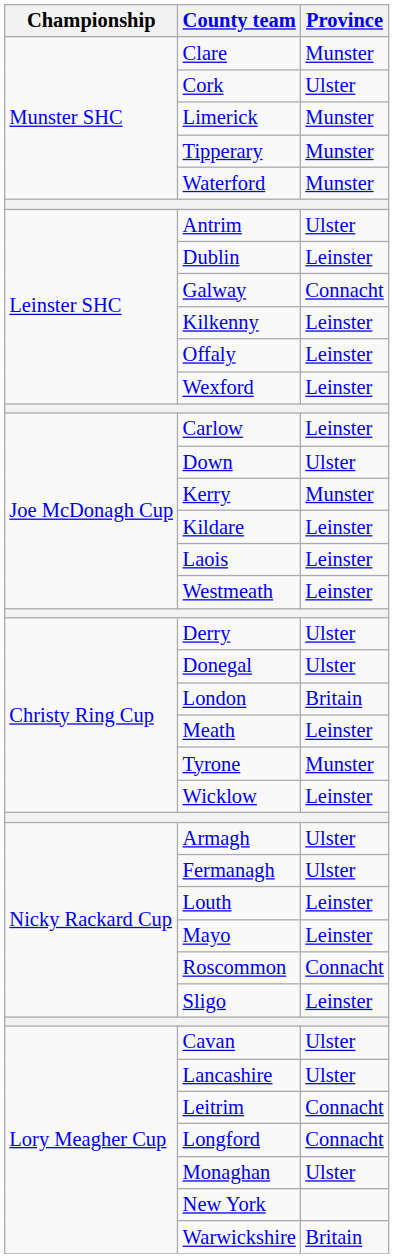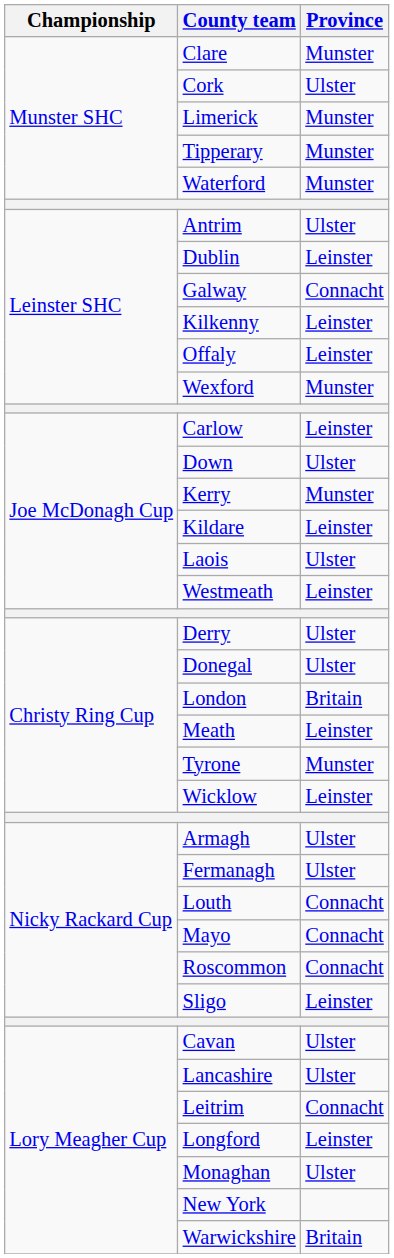(339, 387) Leinster -> (339, 387) Munster
(339, 559) Leinster -> (330, 559) Ulster
(339, 902) Leinster -> (345, 902) Connacht
(339, 935) Leinster -> (345, 935) Connacht
(345, 1139) Connacht -> (339, 1139) Leinster
